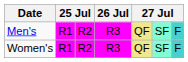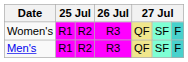rows swapped: (22, 31) <-> (30, 48)
